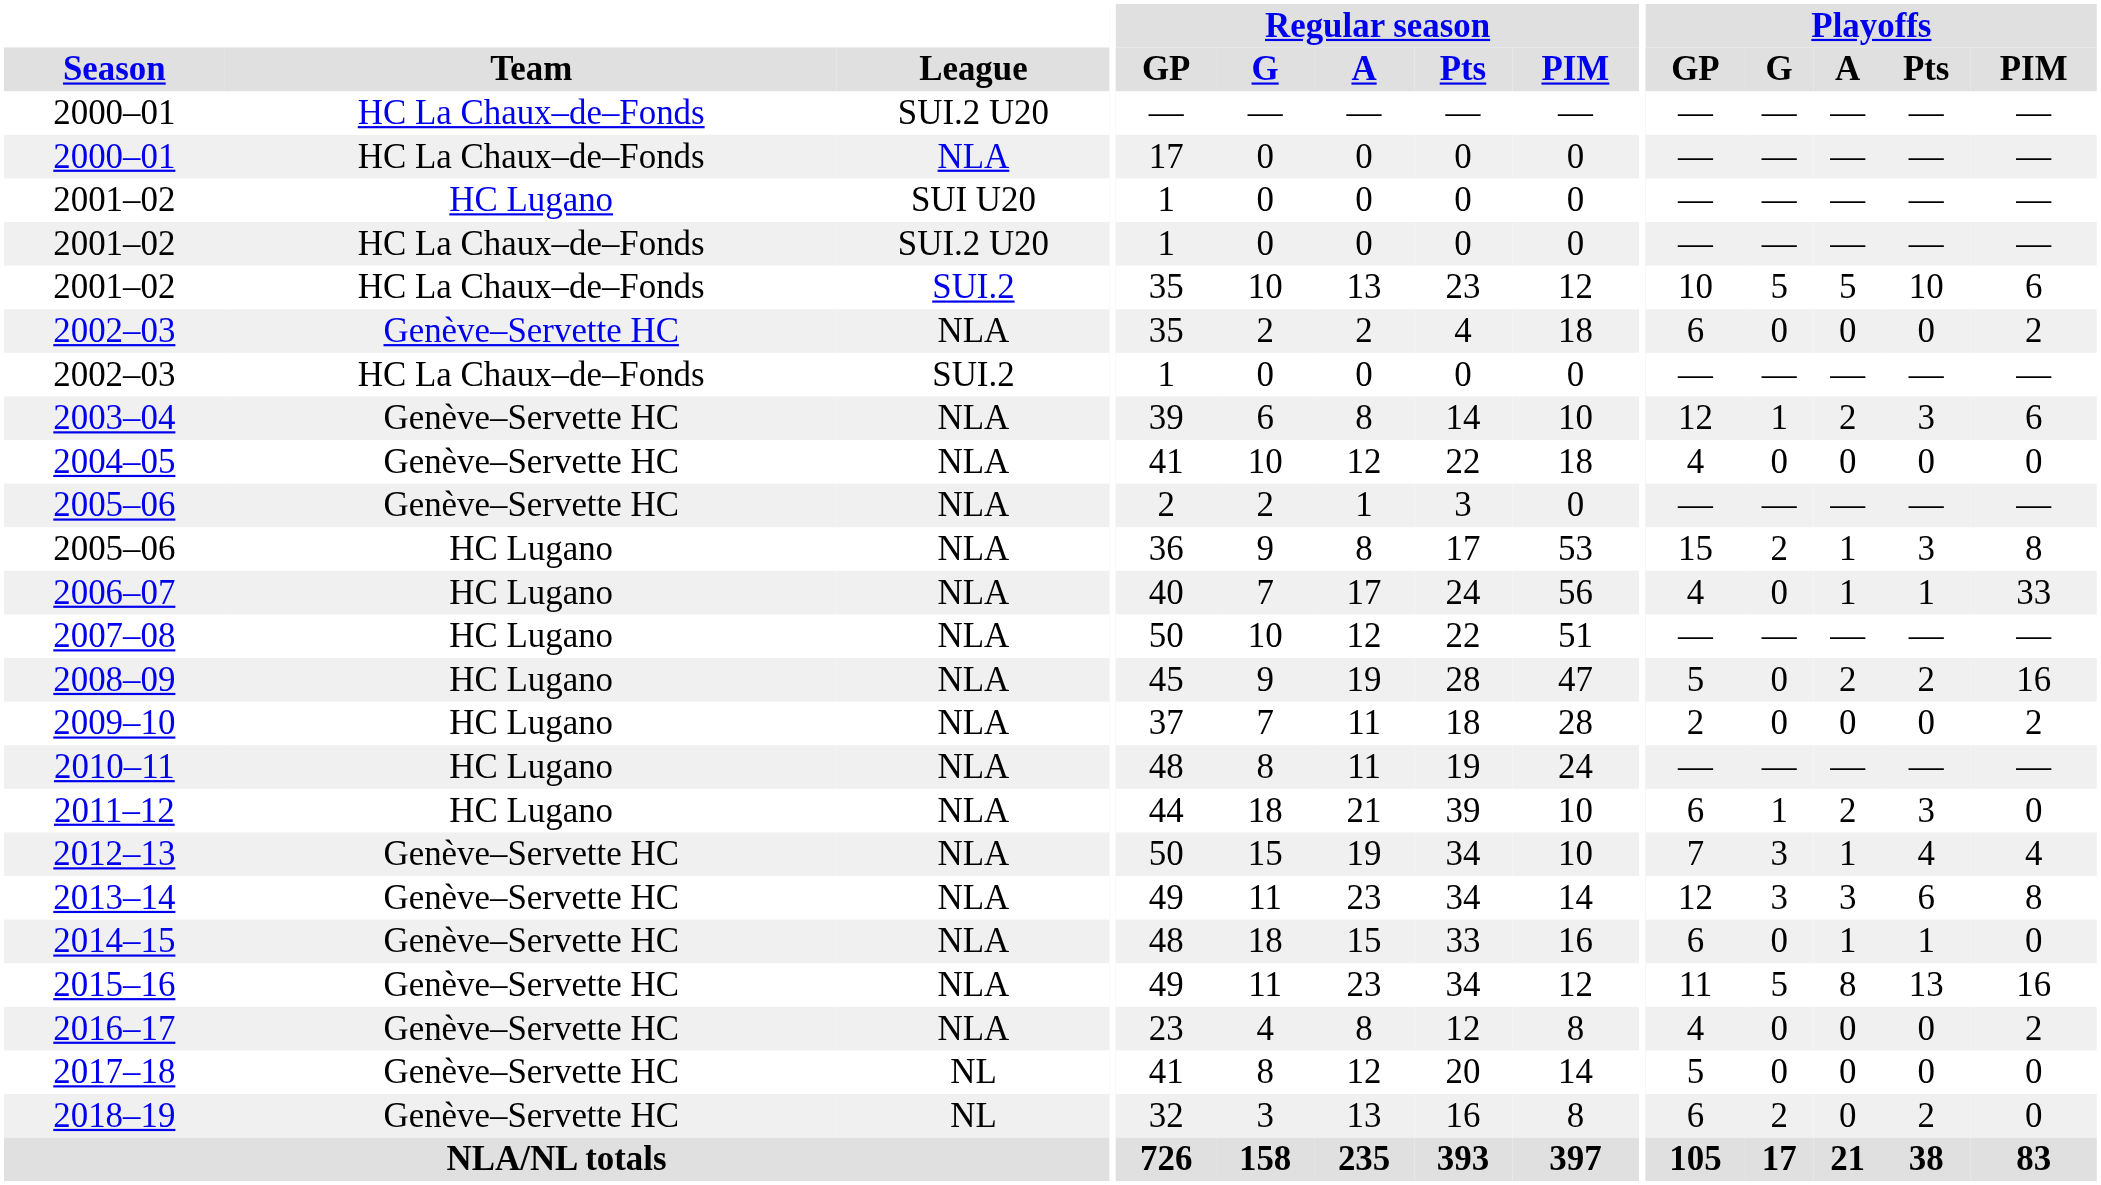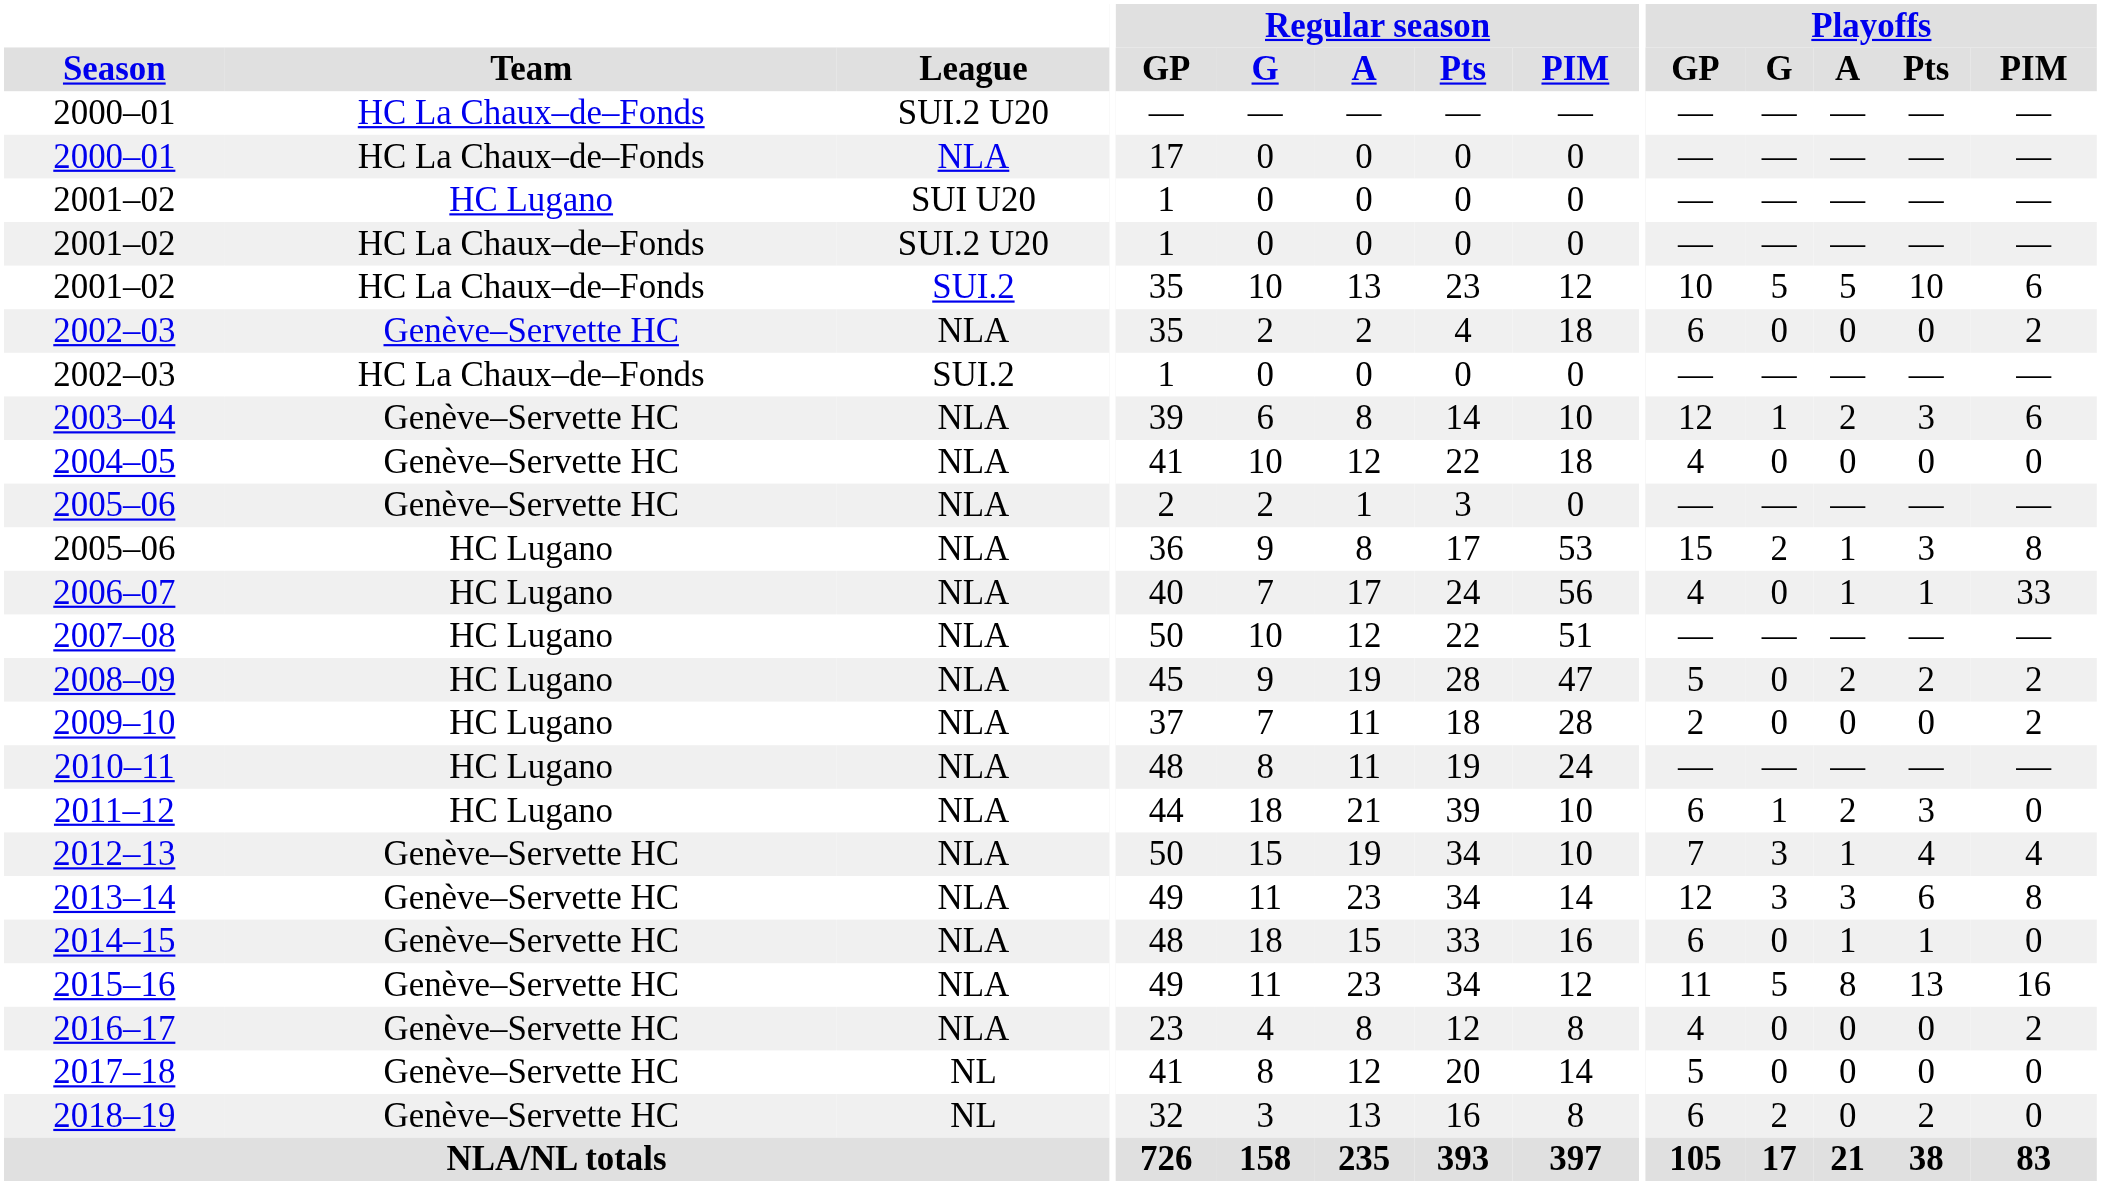(2034, 679) 16 -> (2034, 679) 2
